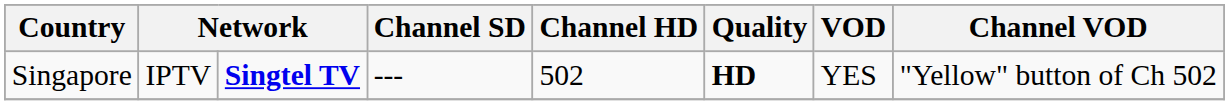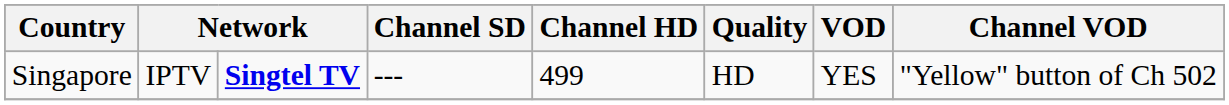(562, 74) 502 -> (562, 74) 499
(734, 74) bold -> (733, 74) normal
